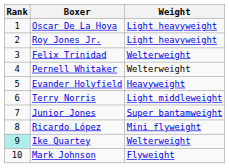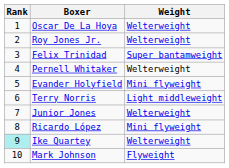(172, 26) Light heavyweight -> (159, 26) Welterweight
(172, 40) Light heavyweight -> (159, 40) Welterweight
(159, 55) Welterweight -> (175, 55) Super bantamweight
(156, 84) Heavyweight -> (164, 84) Mini flyweight
(175, 112) Super bantamweight -> (159, 112) Welterweight
